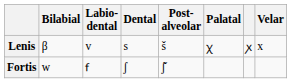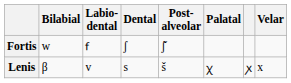rows swapped: (22, 46) <-> (22, 67)
